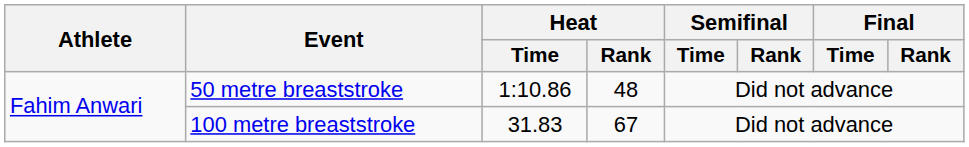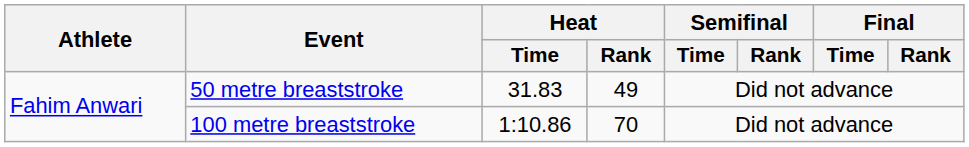(535, 90) 1:10.86 -> (535, 90) 31.83
(626, 90) 48 -> (626, 90) 49
(535, 124) 31.83 -> (535, 124) 1:10.86
(626, 124) 67 -> (626, 124) 70
